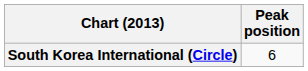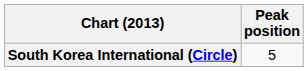(272, 54) 6 -> (272, 54) 5
